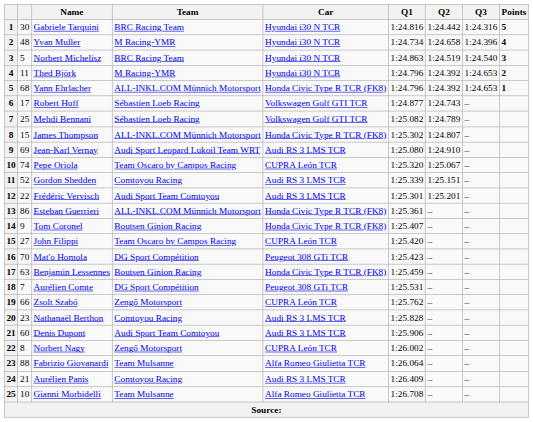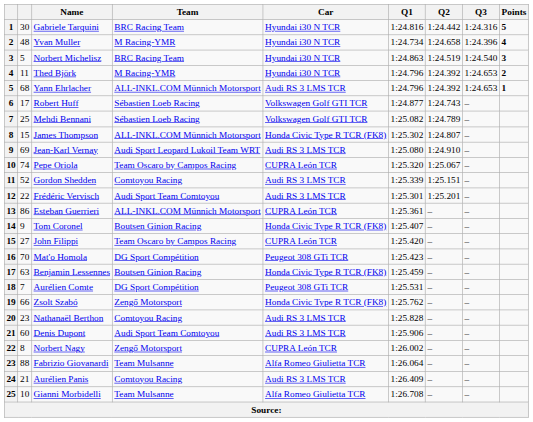(326, 88) Honda Civic Type R TCR (FK8) -> (305, 88) Audi RS 3 LMS TCR
(326, 211) Honda Civic Type R TCR (FK8) -> (301, 211) CUPRA León TCR
(301, 302) CUPRA León TCR -> (326, 302) Honda Civic Type R TCR (FK8)
